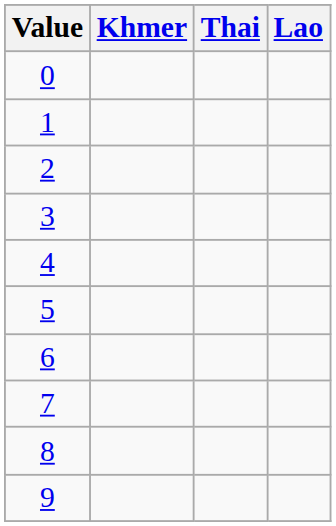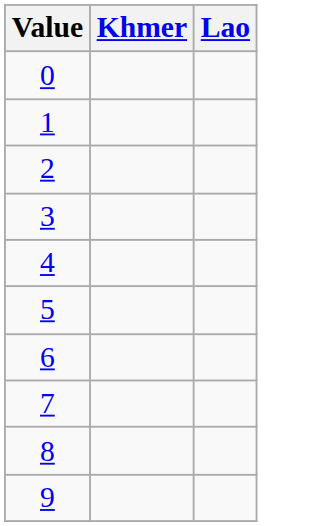- column: (230, 27)
